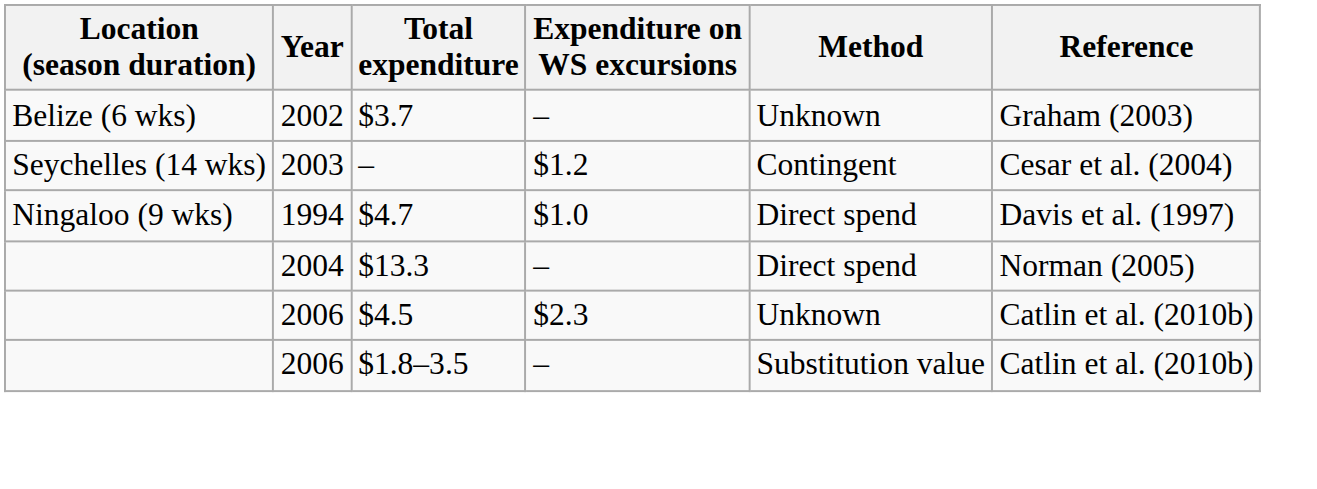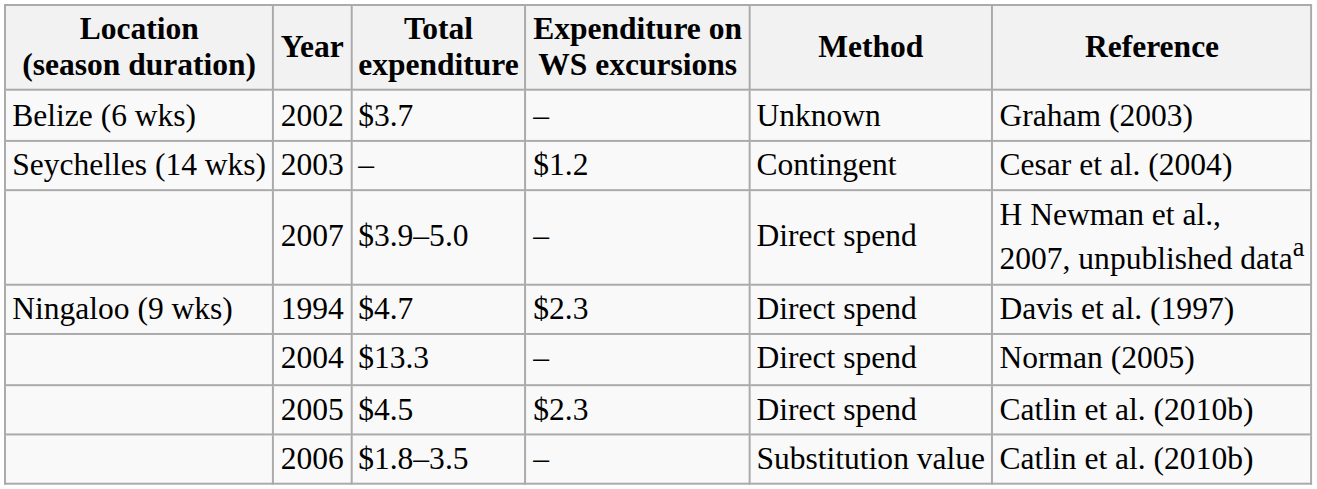+ row: (413, 236)
(561, 214) $1.0 -> (561, 308) $2.3
(312, 314) 2006 -> (312, 408) 2005
(819, 314) Unknown -> (837, 408) Direct spend
